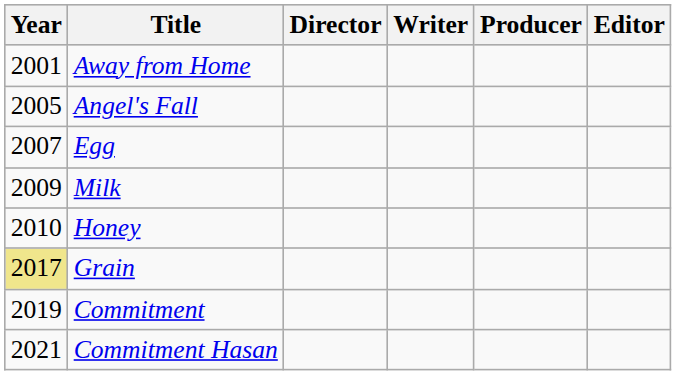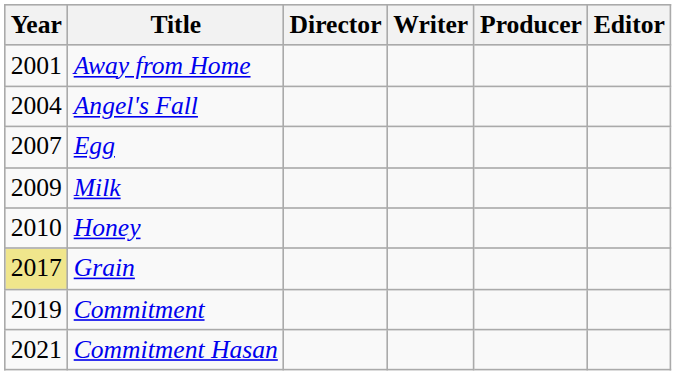(36, 106) 2005 -> (36, 106) 2004
